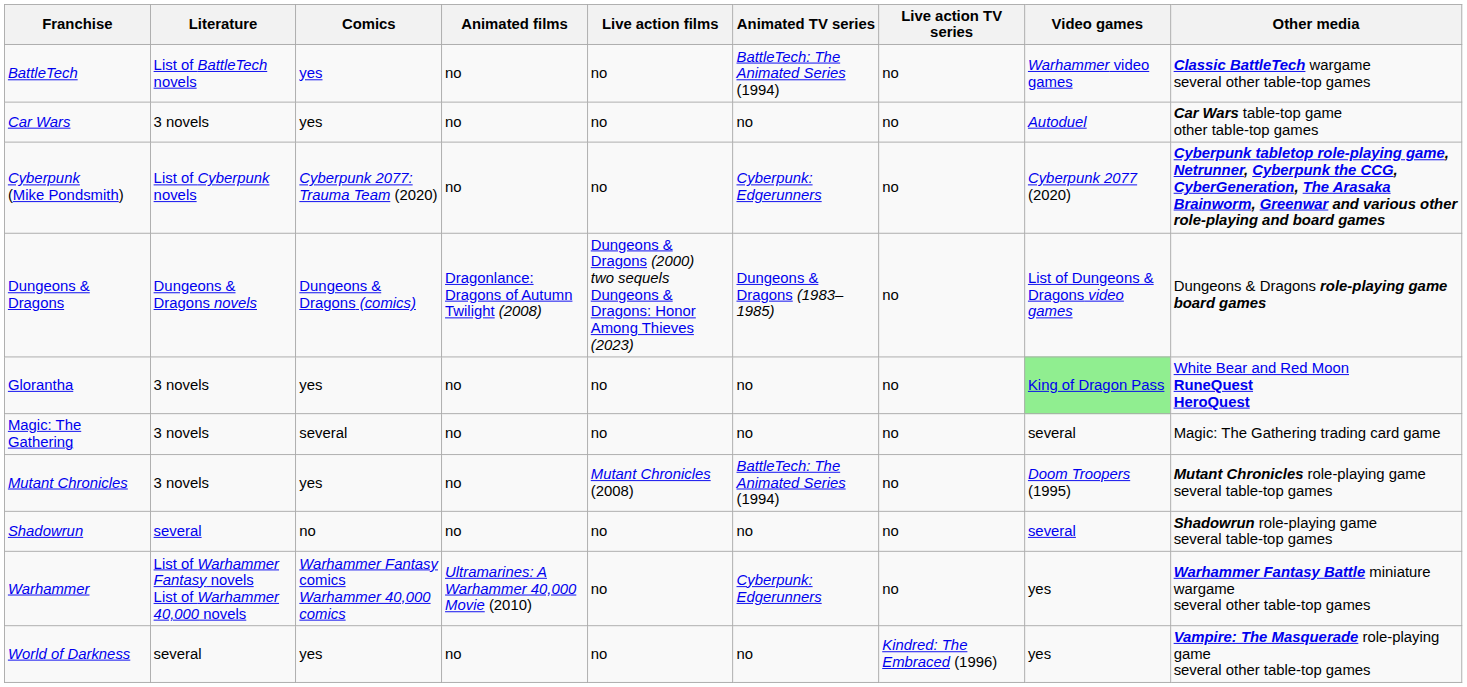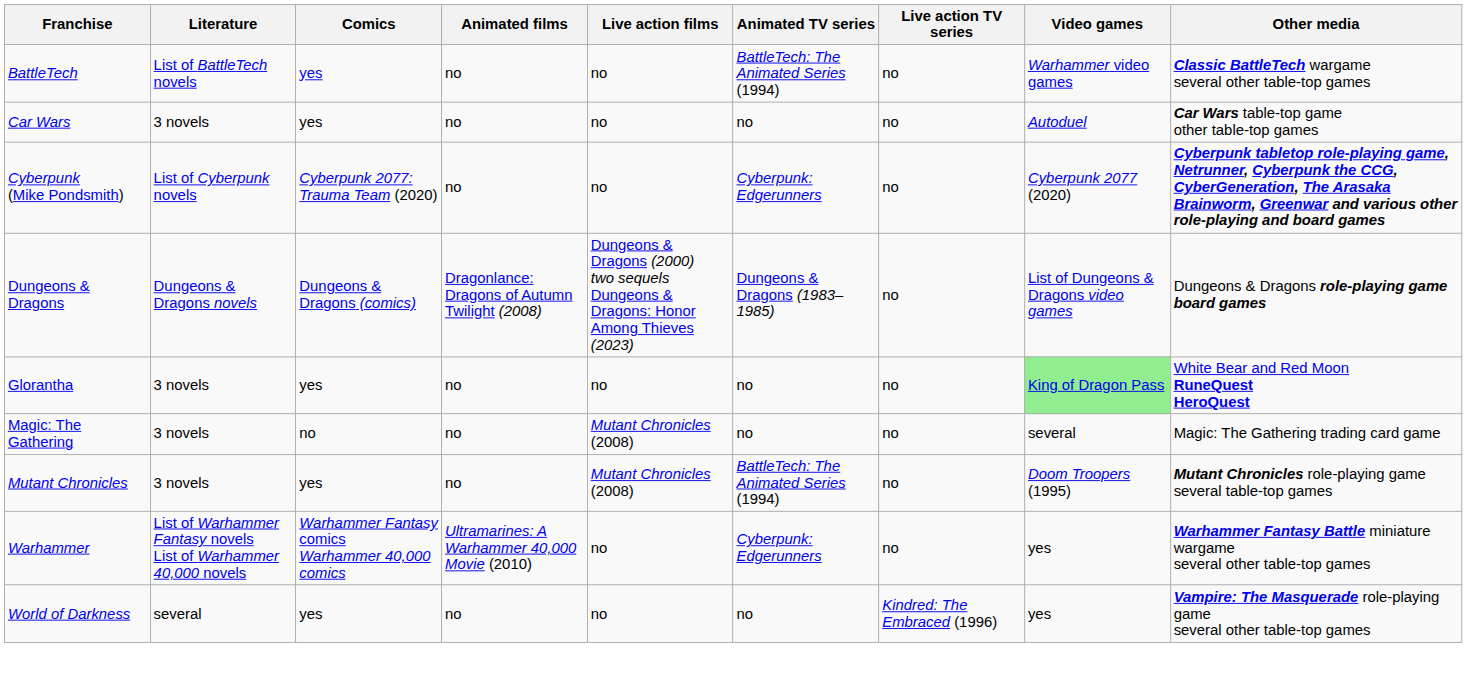(323, 434) several -> (308, 434) no
(599, 434) no -> (651, 434) Mutant Chronicles (2008)
- row: (46, 531)
